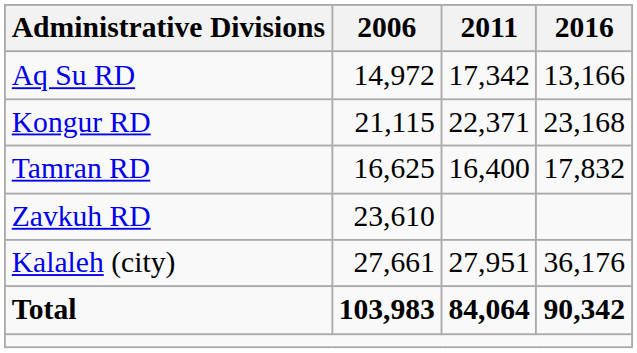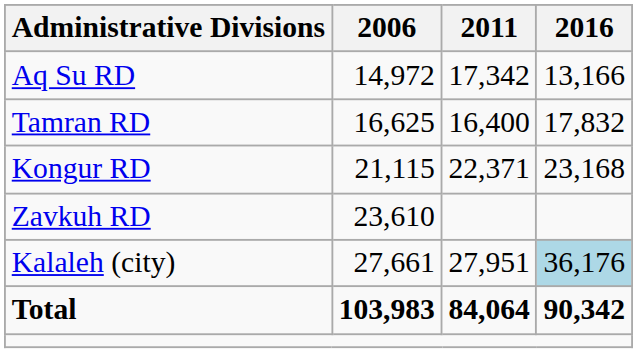rows swapped: (81, 121) <-> (81, 168)
(584, 262) no background -> (584, 262) lightblue background
